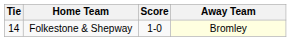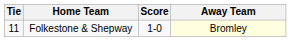(14, 28) 14 -> (14, 28) 11
